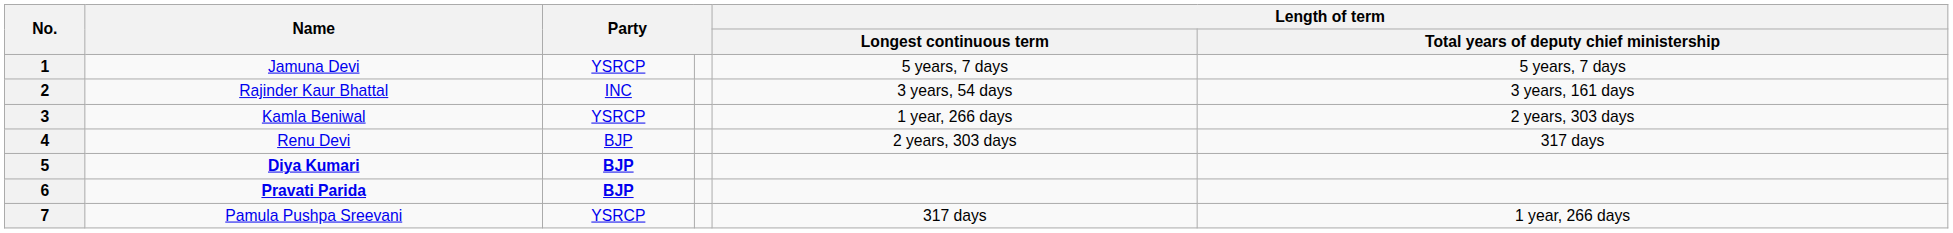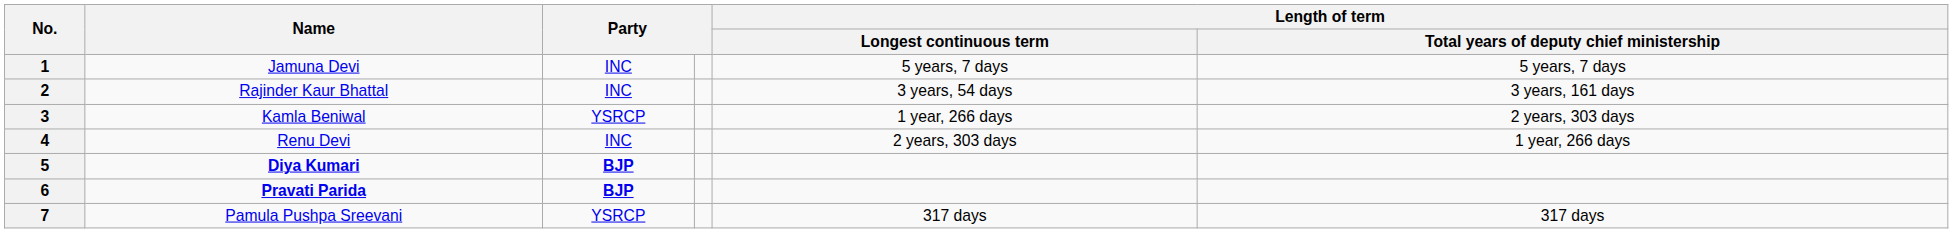(618, 66) YSRCP -> (618, 66) INC
(618, 141) BJP -> (618, 141) INC
(1573, 141) 317 days -> (1573, 141) 1 year, 266 days
(1573, 215) 1 year, 266 days -> (1573, 215) 317 days
